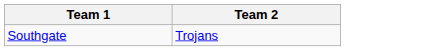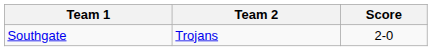+ column: (384, 14)
